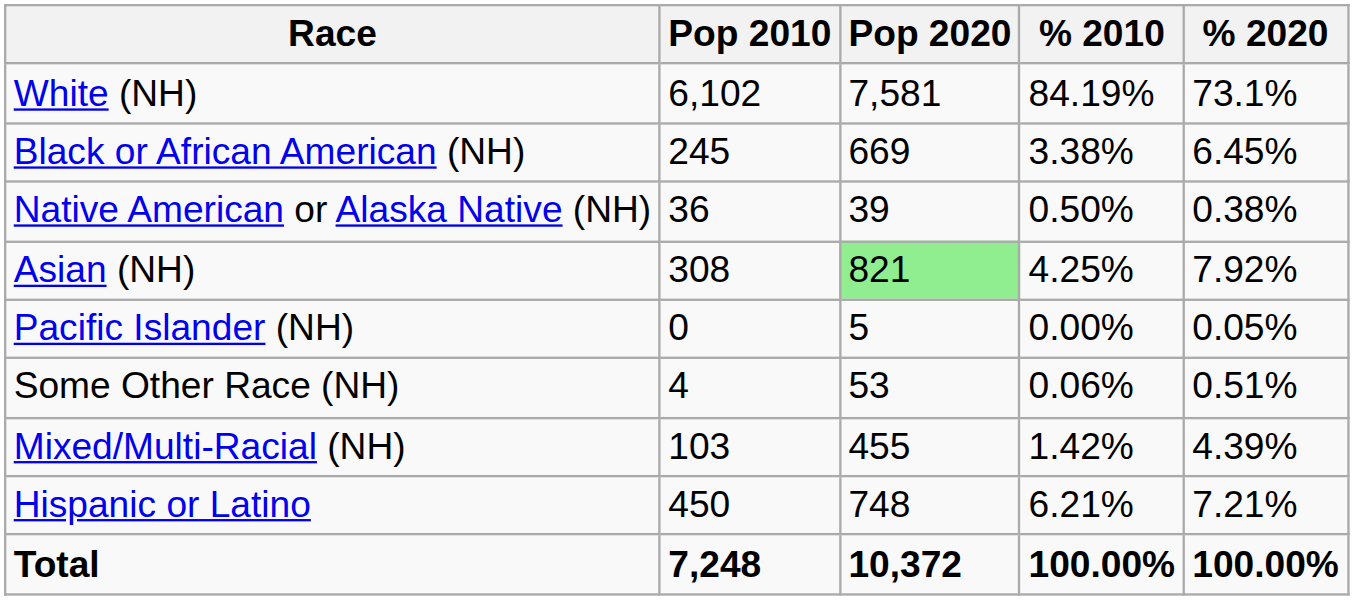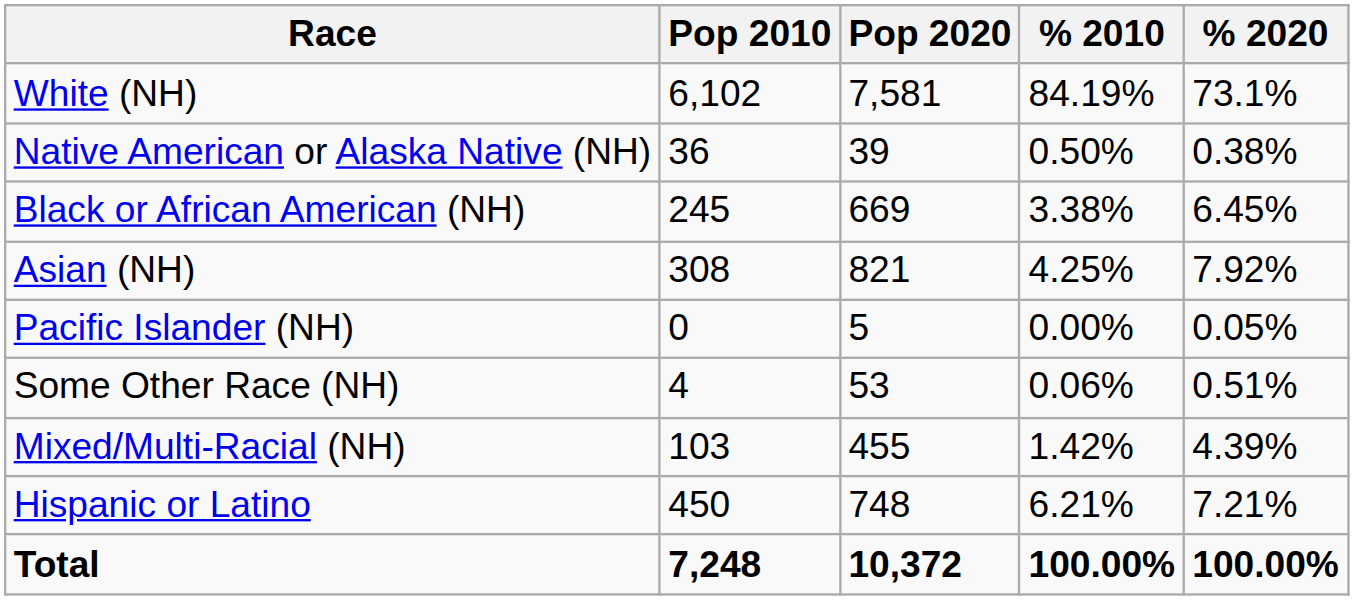rows swapped: (270, 151) <-> (332, 210)
(879, 269) lightgreen background -> (879, 269) no background
